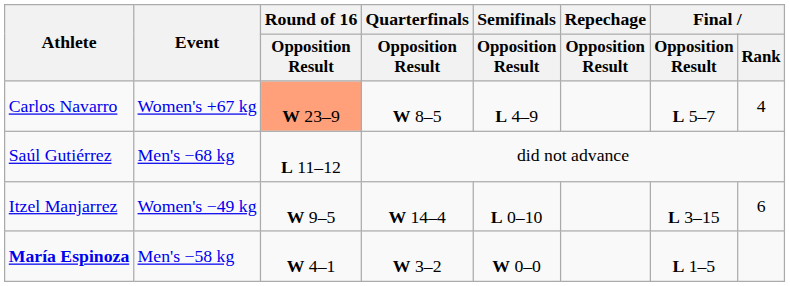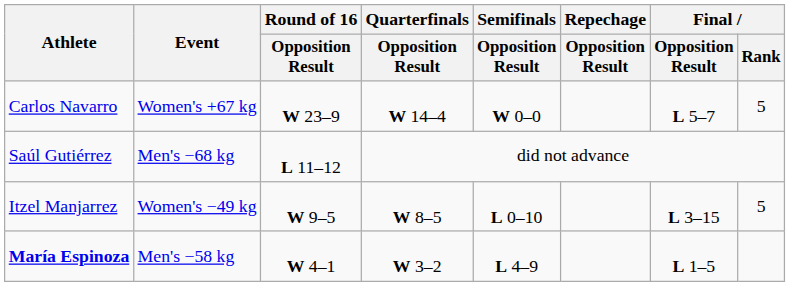(311, 116) lightsalmon background -> (311, 116) no background
(417, 116) W 8–5 -> (417, 116) W 14–4
(517, 116) L 4–9 -> (517, 116) W 0–0
(761, 106) 4 -> (761, 106) 5
(417, 217) W 14–4 -> (417, 217) W 8–5
(761, 206) 6 -> (761, 206) 5
(517, 267) W 0–0 -> (517, 267) L 4–9
